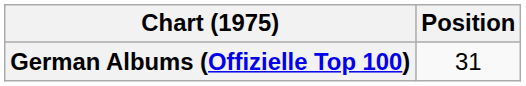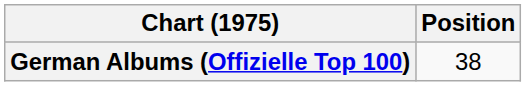(468, 61) 31 -> (468, 61) 38
